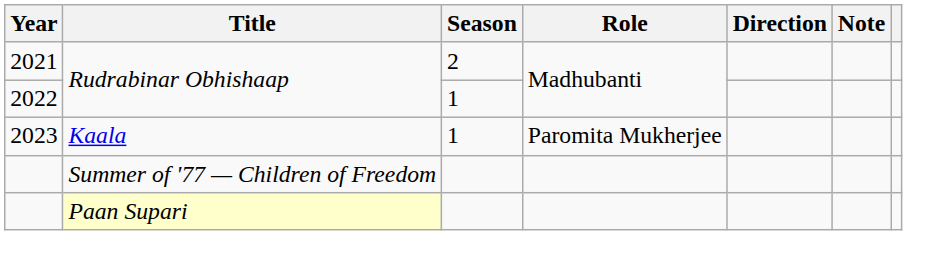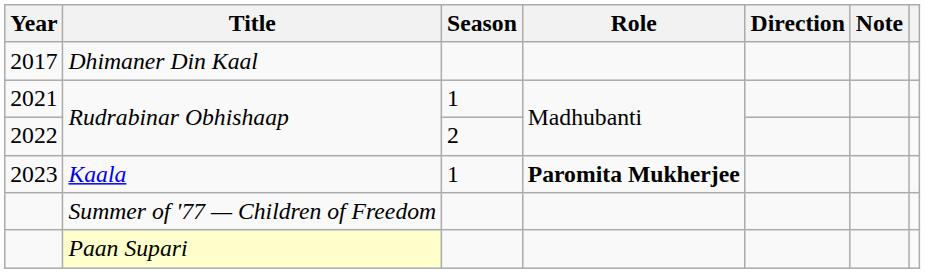+ row: (34, 60)
(453, 60) 2 -> (453, 98) 1
(453, 98) 1 -> (453, 135) 2
(625, 135) normal -> (634, 173) bold
